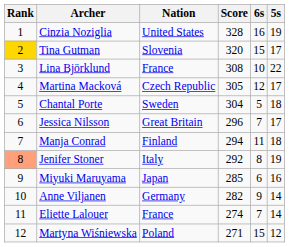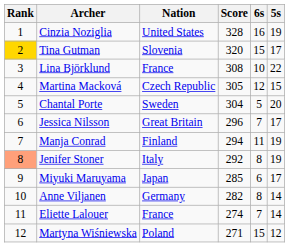(276, 86) 17 -> (276, 86) 15
(276, 104) 18 -> (276, 104) 20
(276, 141) 18 -> (276, 141) 19
(276, 178) 16 -> (276, 178) 17
(259, 196) 9 -> (259, 196) 8
